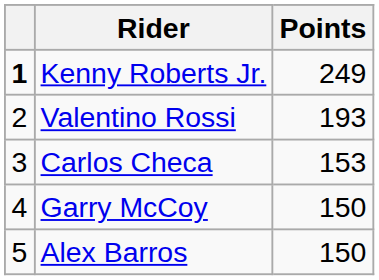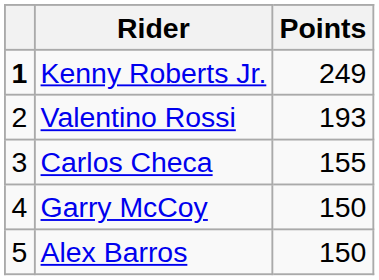(343, 163) 153 -> (343, 163) 155
